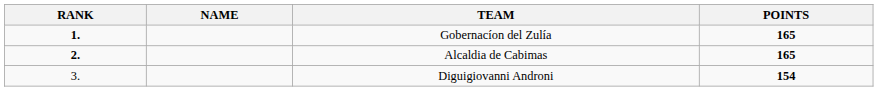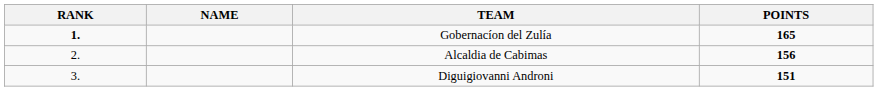(75, 55) bold -> (75, 55) normal
(786, 55) 165 -> (786, 55) 156
(786, 76) 154 -> (786, 76) 151
